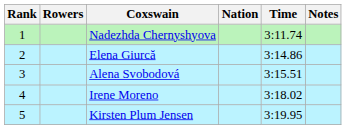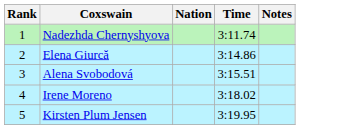- column: (63, 14)
